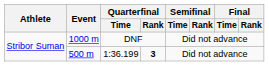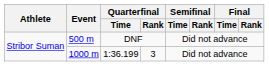(84, 40) 1000 m -> (81, 40) 500 m
(81, 54) 500 m -> (84, 54) 1000 m
(153, 54) bold -> (153, 54) normal
